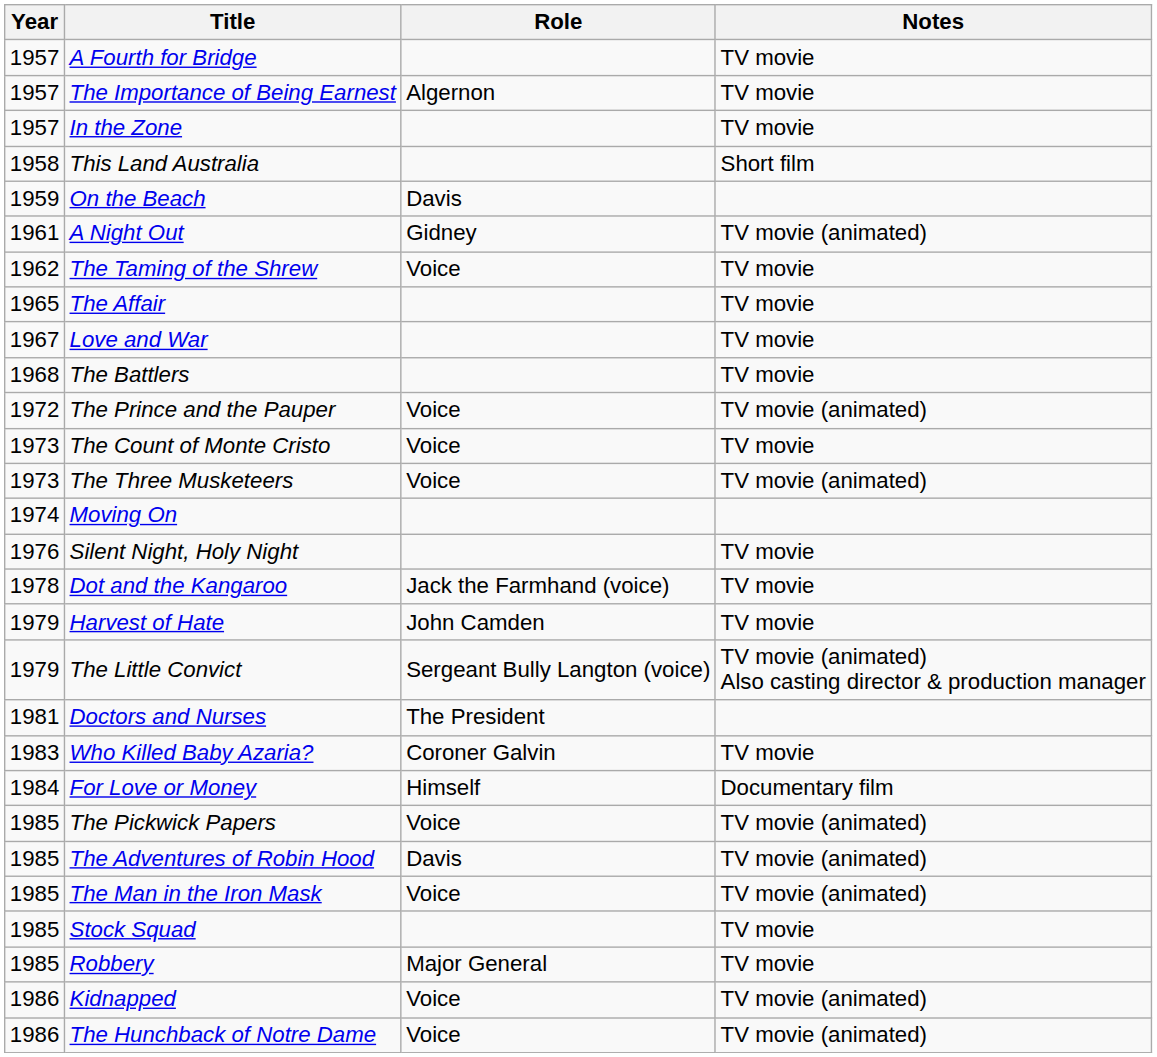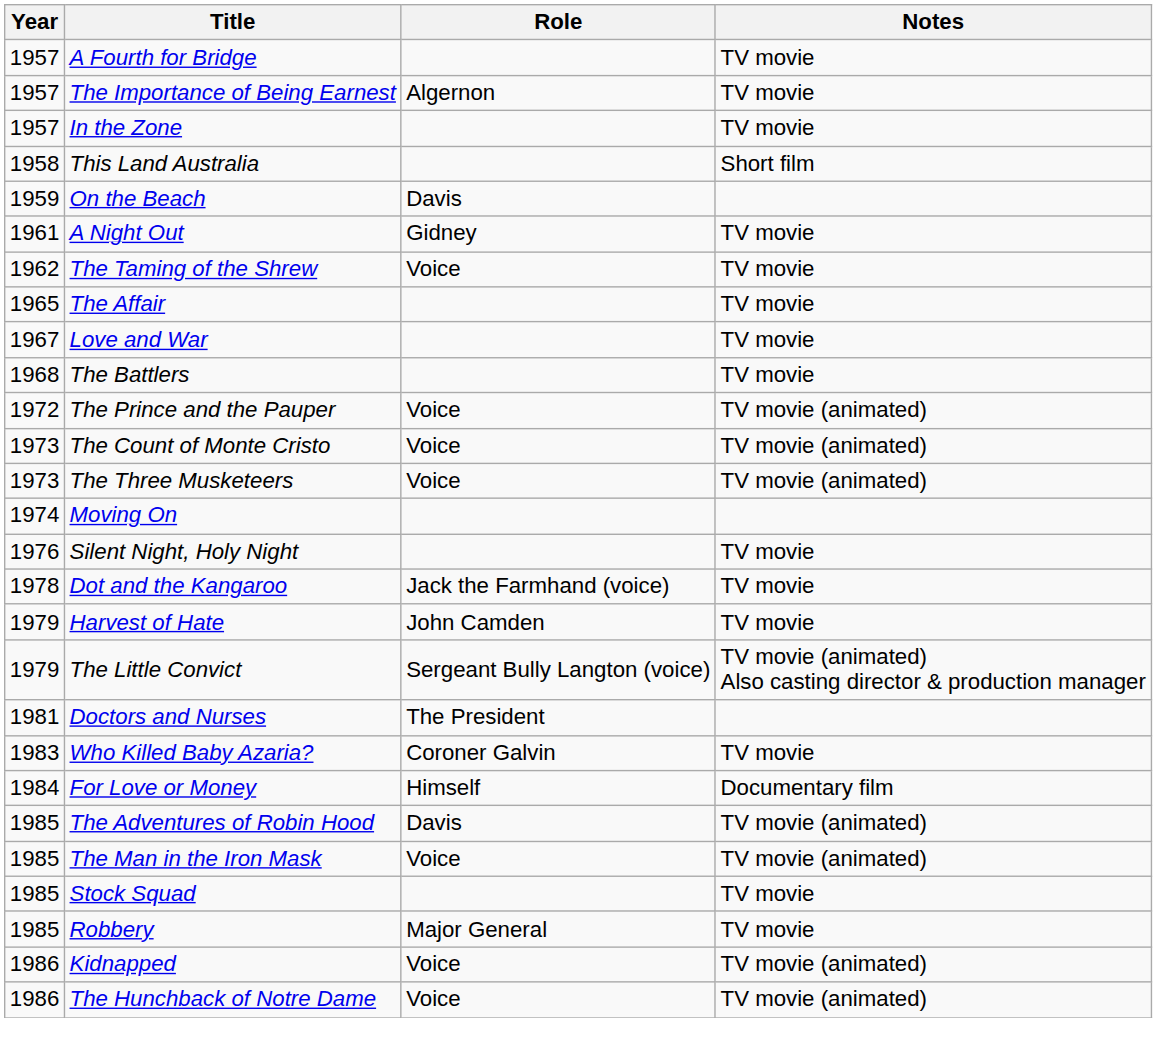(824, 233) TV movie (animated) -> (768, 233) TV movie
(768, 445) TV movie -> (824, 445) TV movie (animated)
- row: (173, 823)
